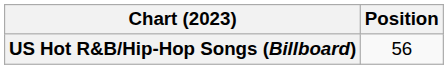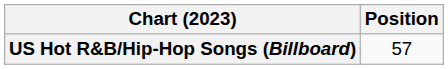(402, 49) 56 -> (402, 49) 57
